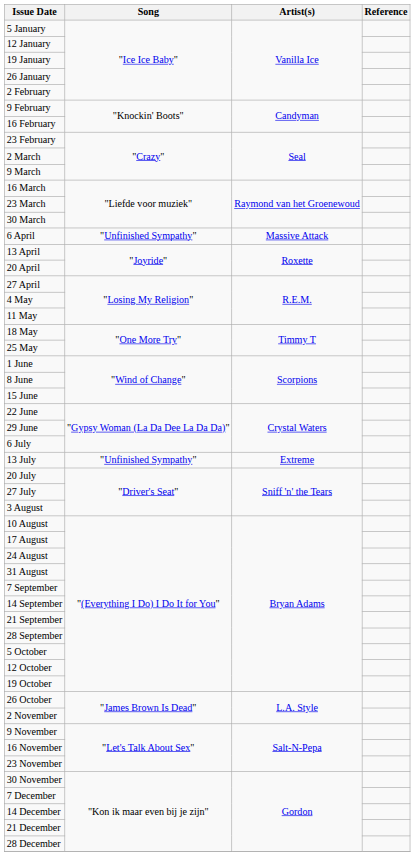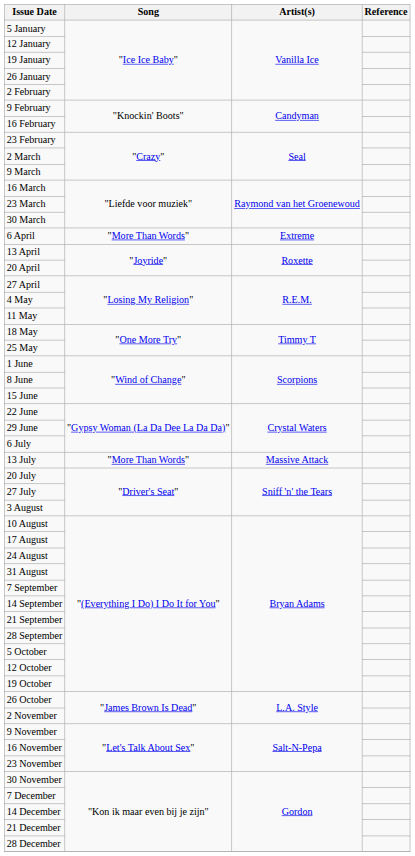(148, 236) "Unfinished Sympathy" -> (148, 236) "More Than Words"
(297, 236) Massive Attack -> (297, 236) Extreme
(148, 460) "Unfinished Sympathy" -> (148, 460) "More Than Words"
(297, 460) Extreme -> (297, 460) Massive Attack
